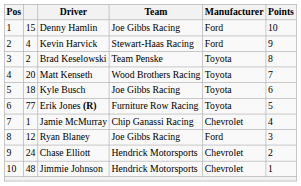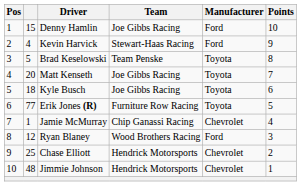(28, 58) 2 -> (28, 58) 5
(156, 74) Wood Brothers Racing -> (146, 74) Joe Gibbs Racing
(146, 137) Joe Gibbs Racing -> (156, 137) Wood Brothers Racing
(30, 152) 24 -> (30, 152) 25
